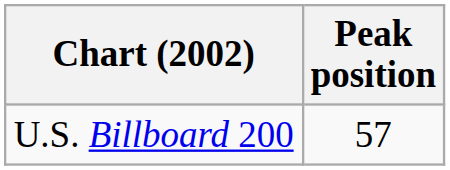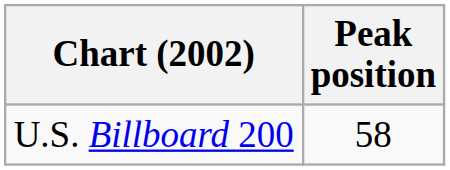(373, 134) 57 -> (373, 134) 58
